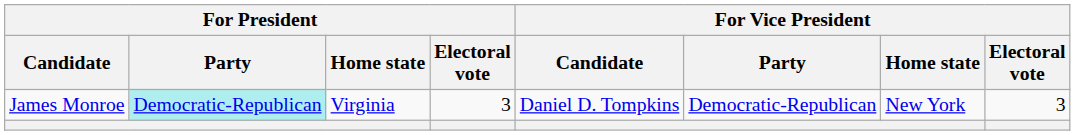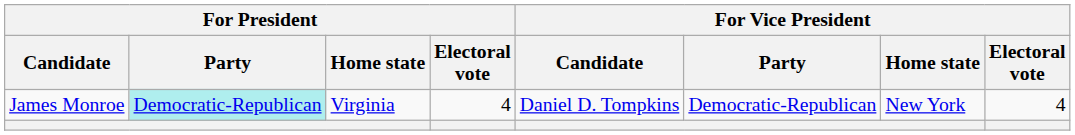(506, 104) 3 -> (506, 104) 4
(1061, 104) 3 -> (1061, 104) 4
